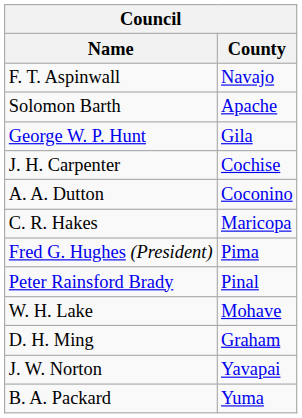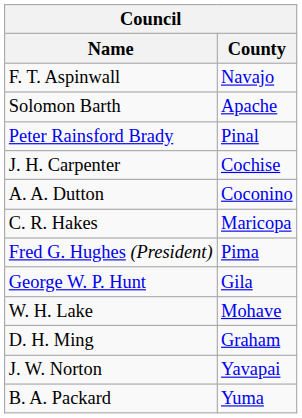rows swapped: (91, 281) <-> (77, 135)
